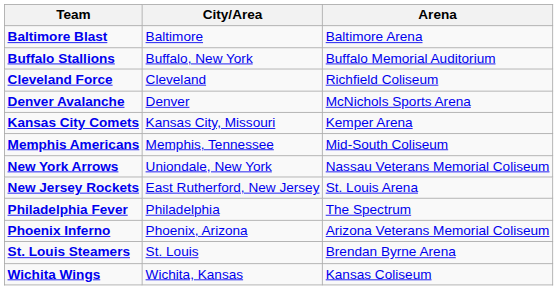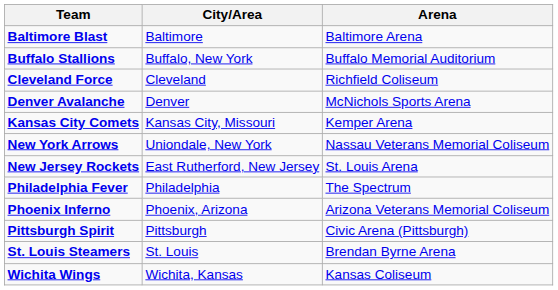- row: (73, 144)
+ row: (61, 230)
